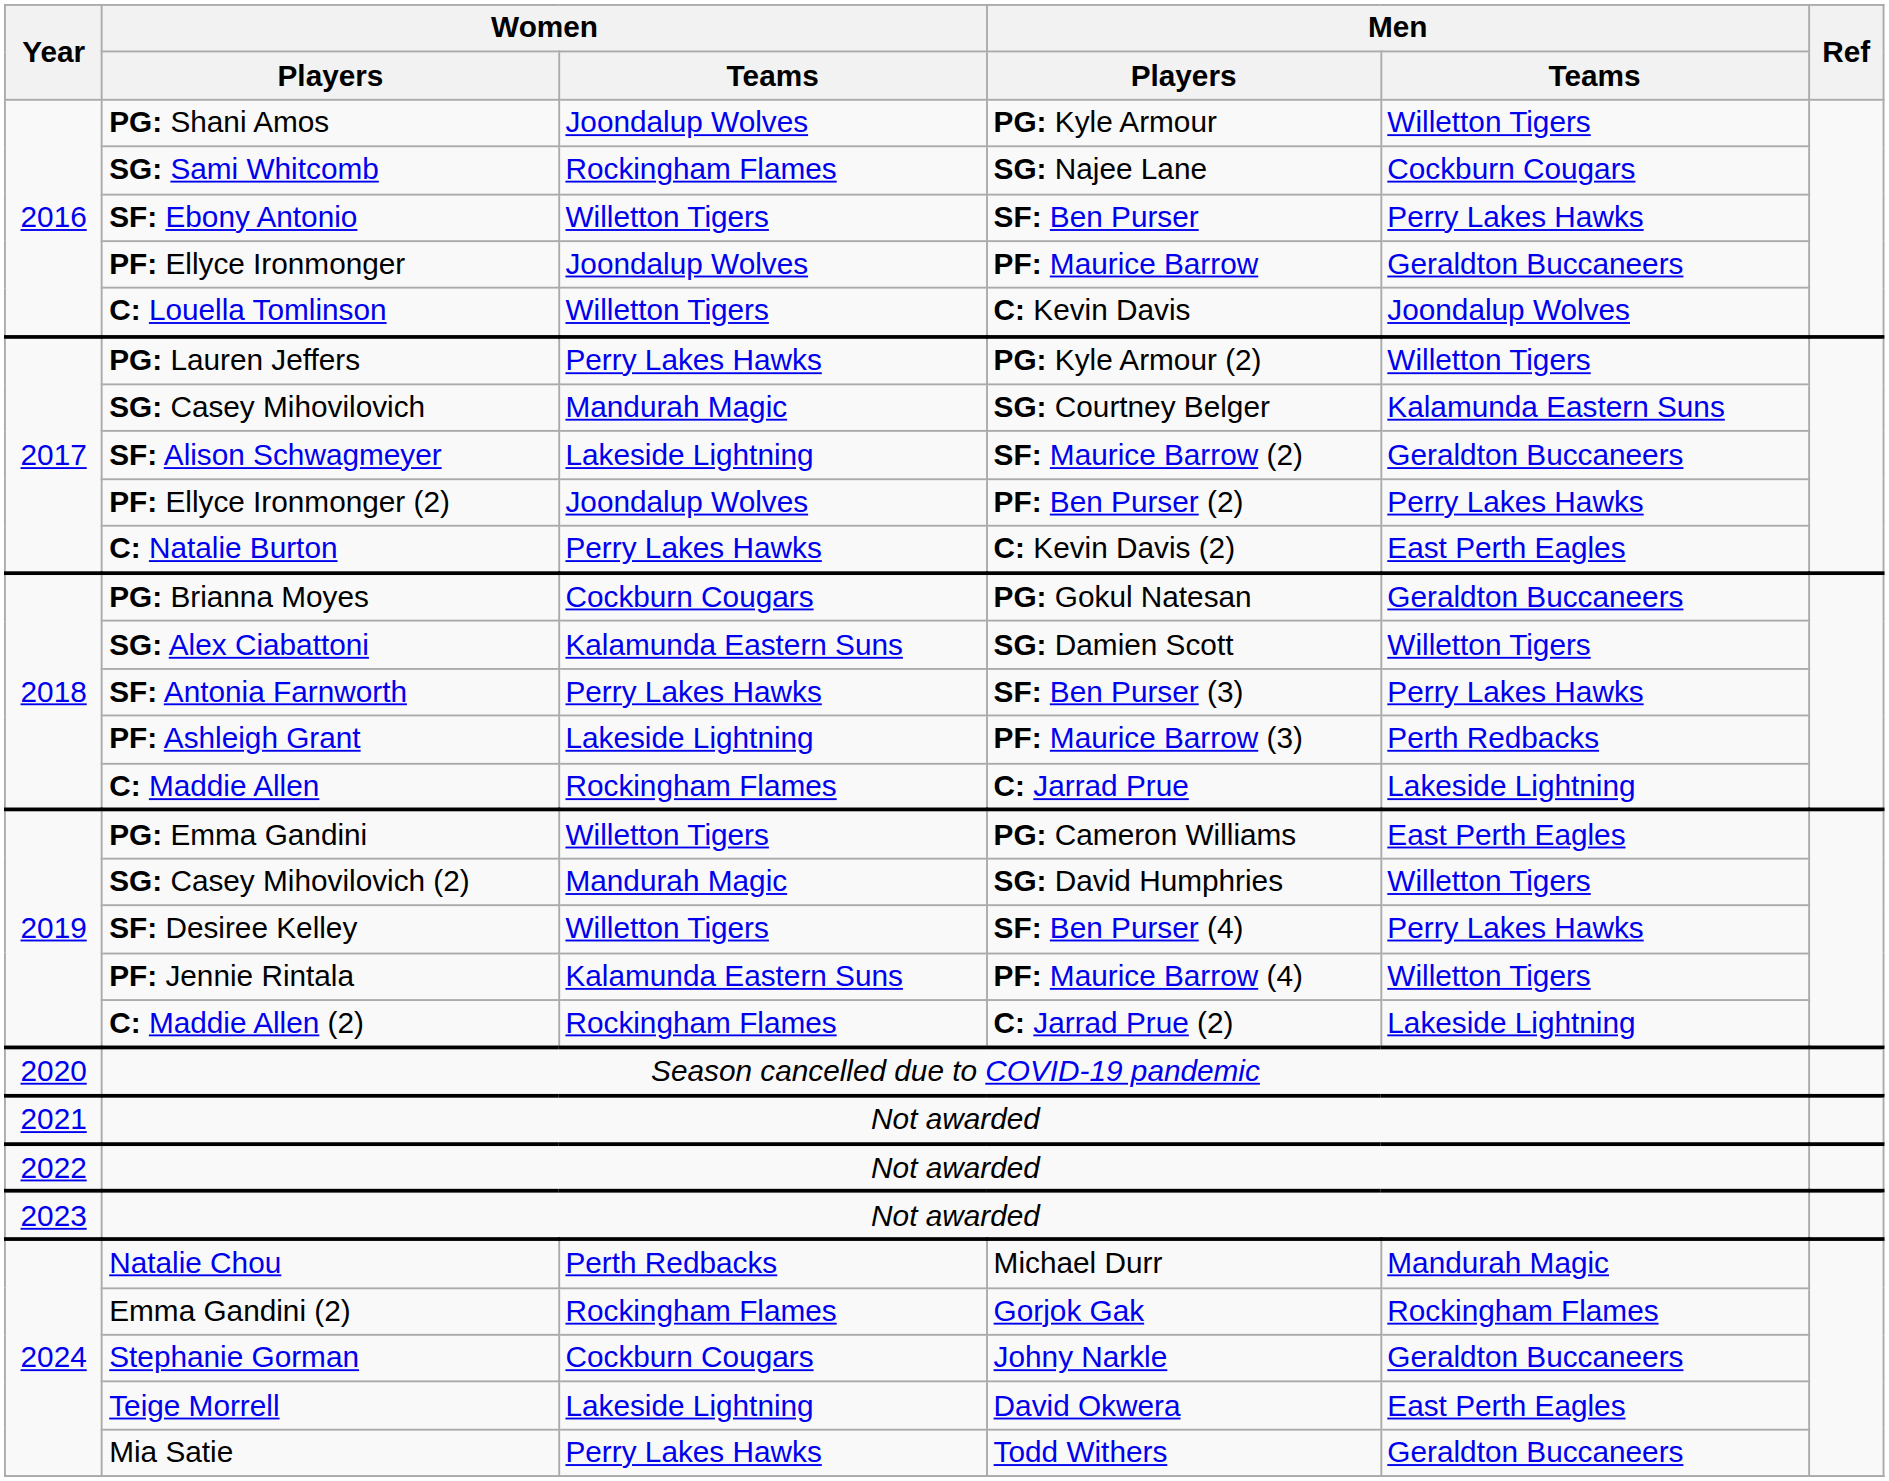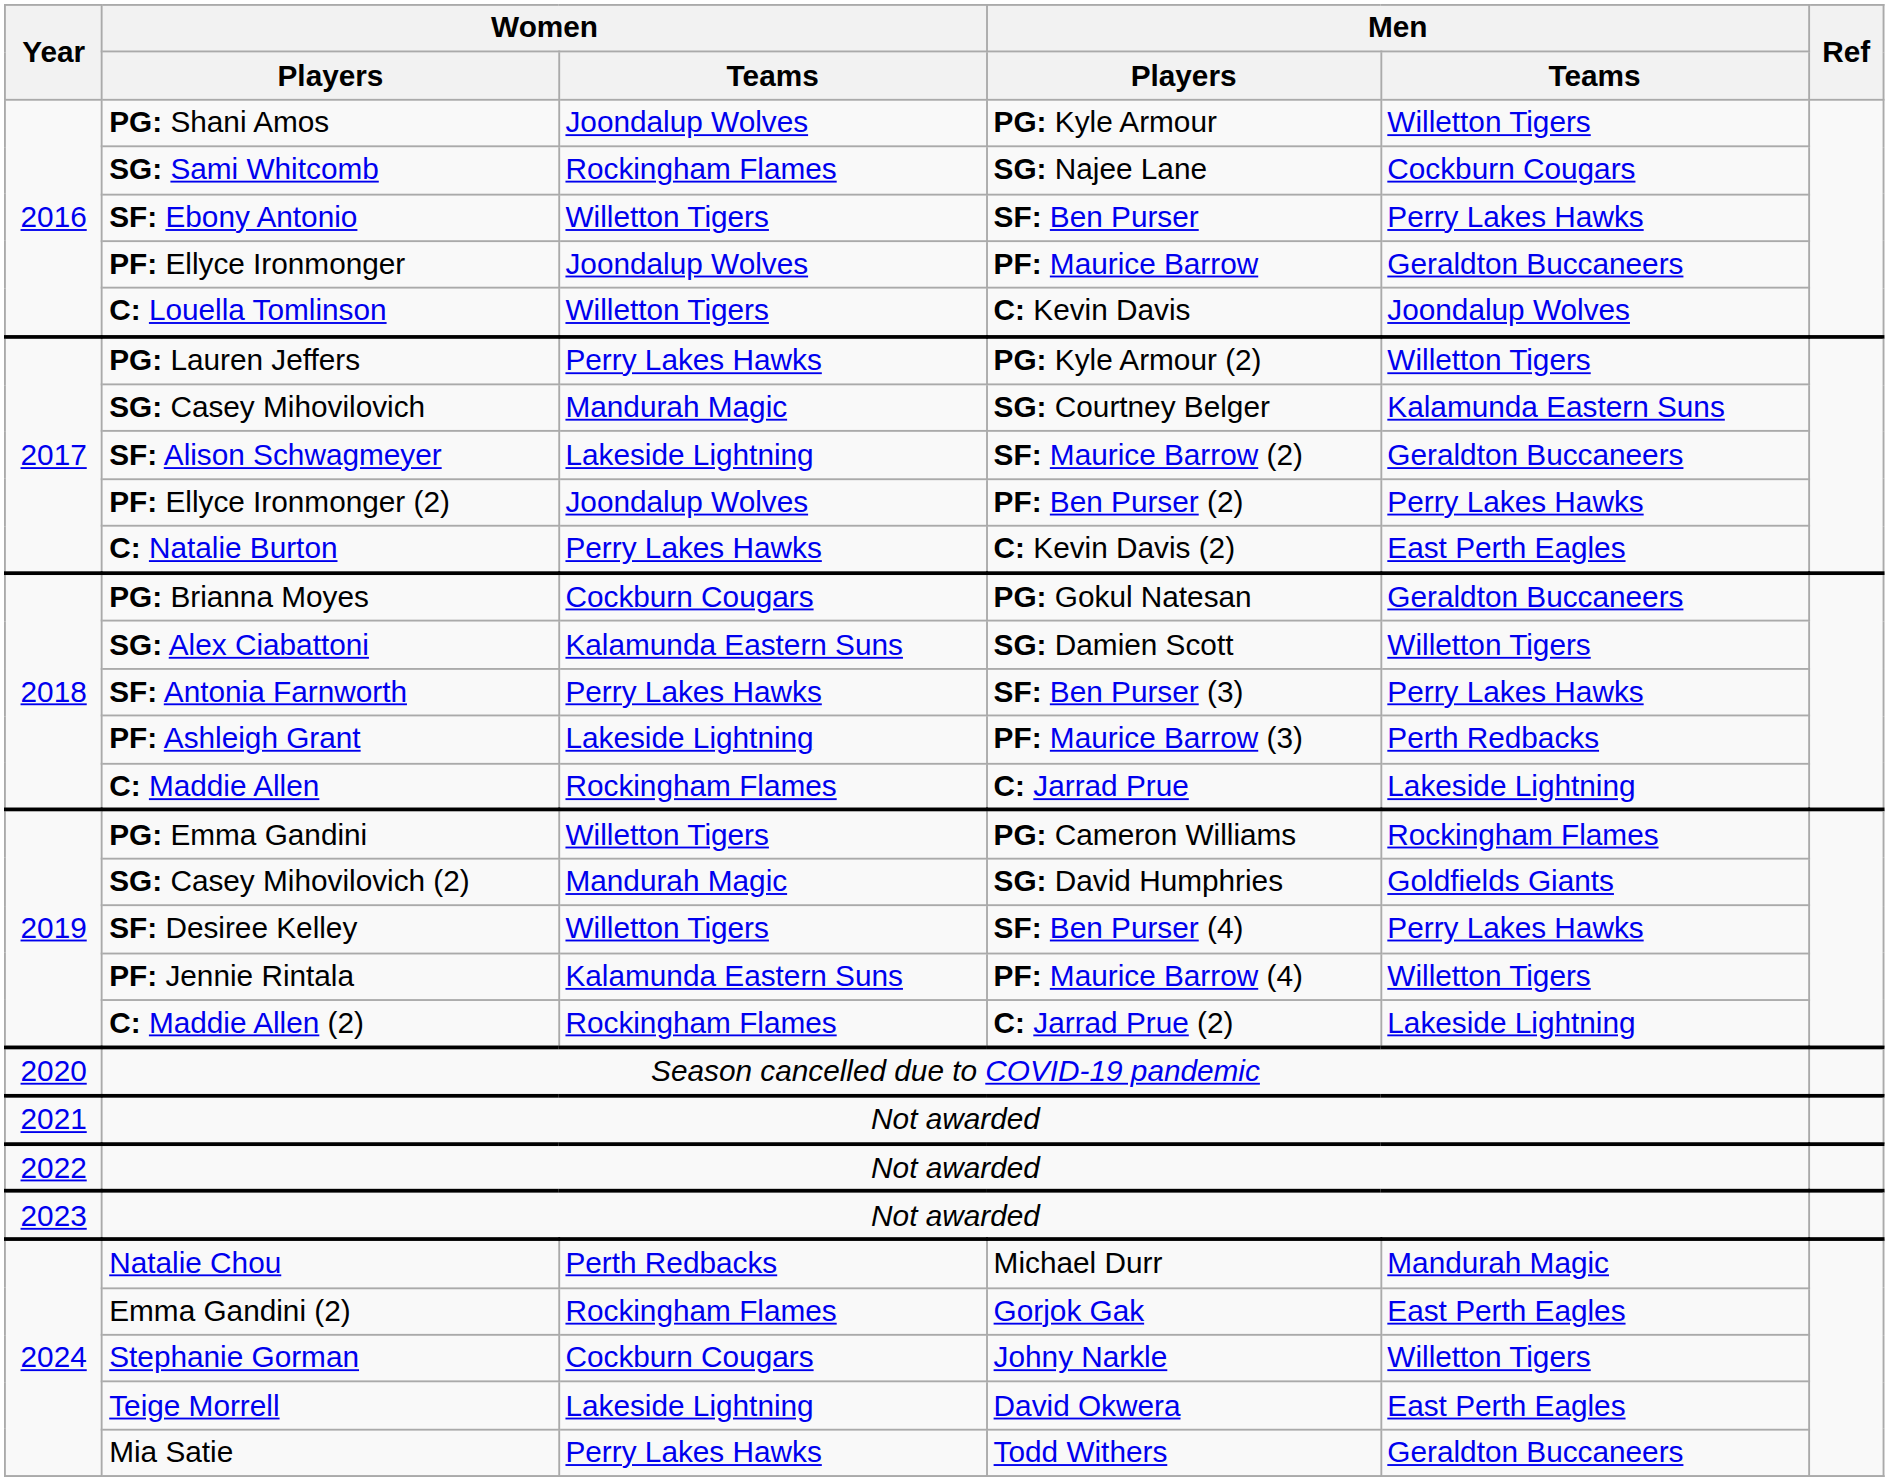(1506, 834) East Perth Eagles -> (1523, 834) Rockingham Flames
(1489, 881) Willetton Tigers -> (1501, 881) Goldfields Giants
(1523, 1310) Rockingham Flames -> (1506, 1310) East Perth Eagles
(1535, 1357) Geraldton Buccaneers -> (1489, 1357) Willetton Tigers
